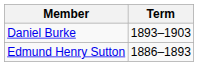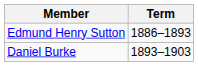rows swapped: (66, 52) <-> (41, 33)
